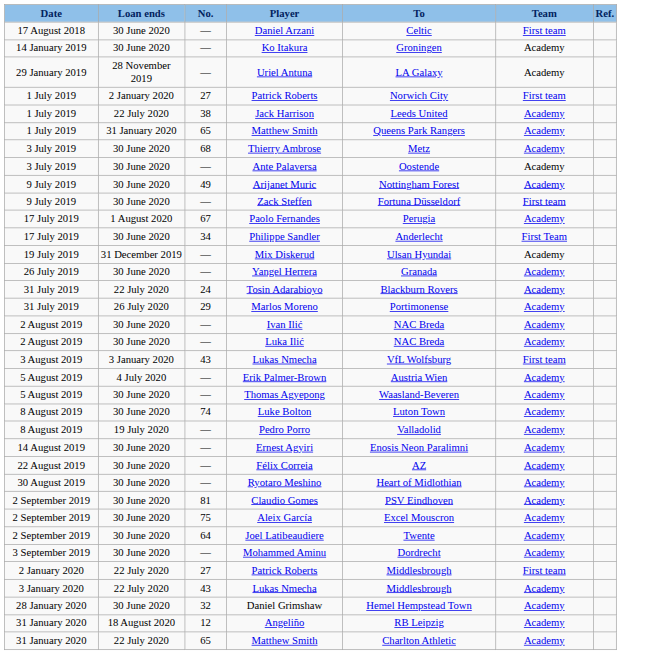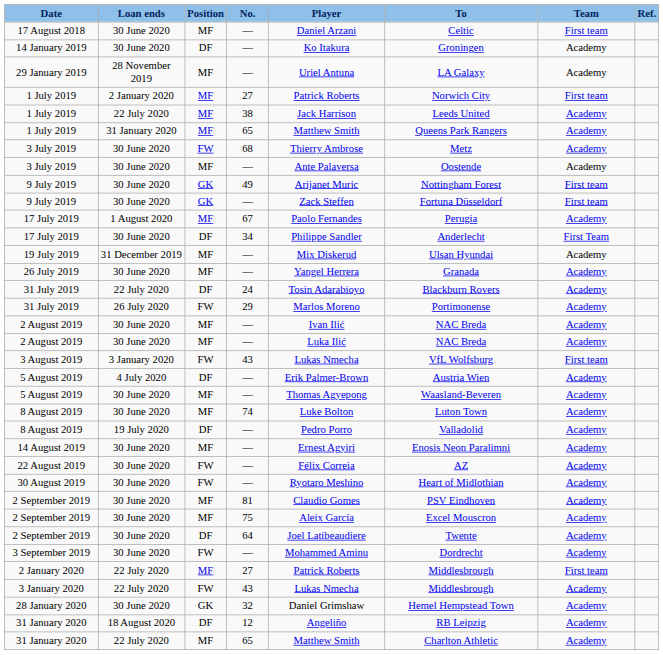+ column: (206, 13)
(544, 184) Academy -> (586, 184) First team
